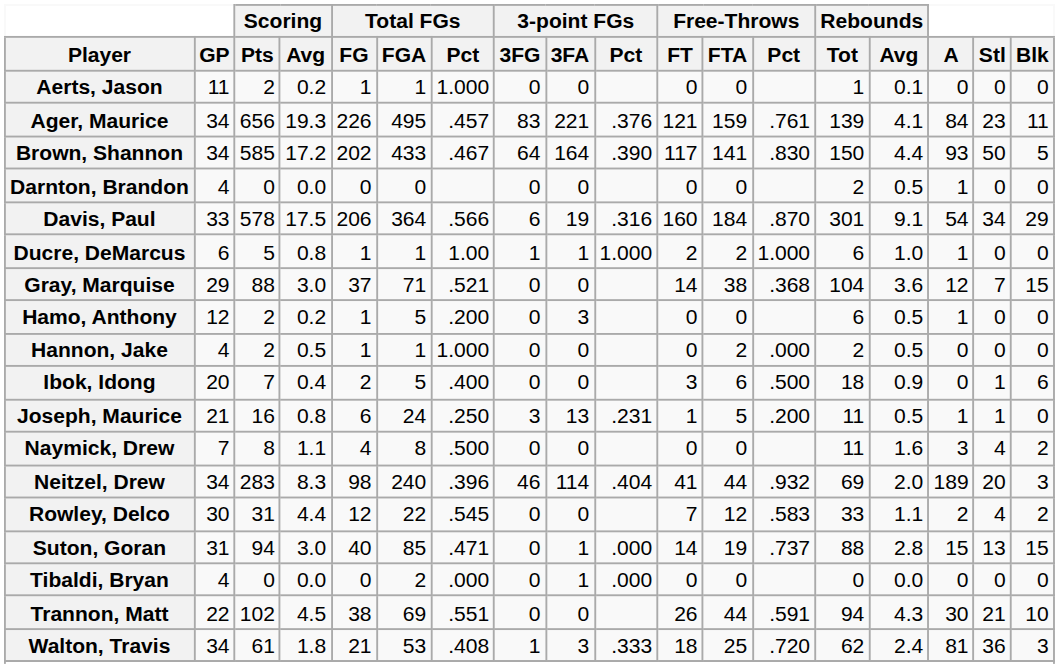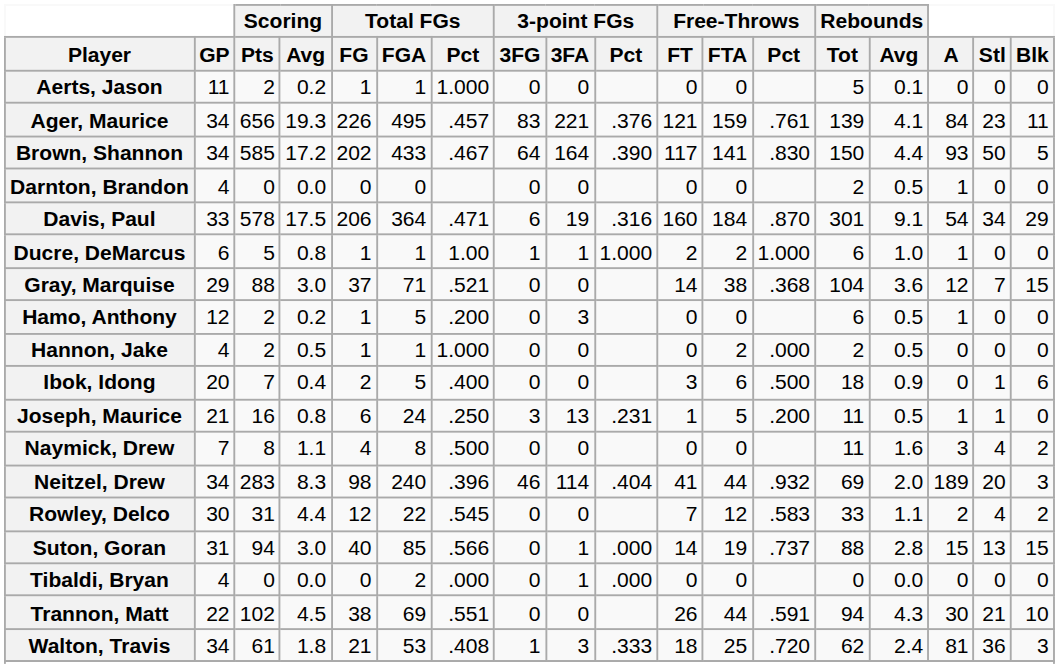(858, 87) 1 -> (858, 87) 5
(469, 219) .566 -> (469, 219) .471
(469, 547) .471 -> (469, 547) .566
